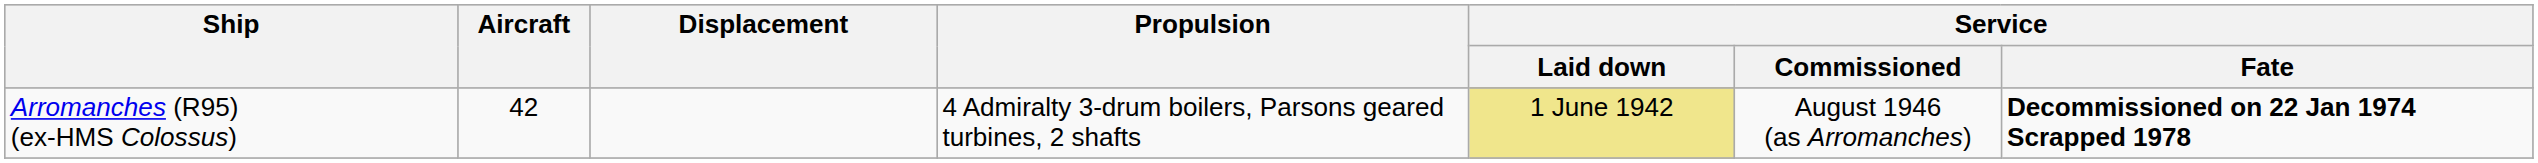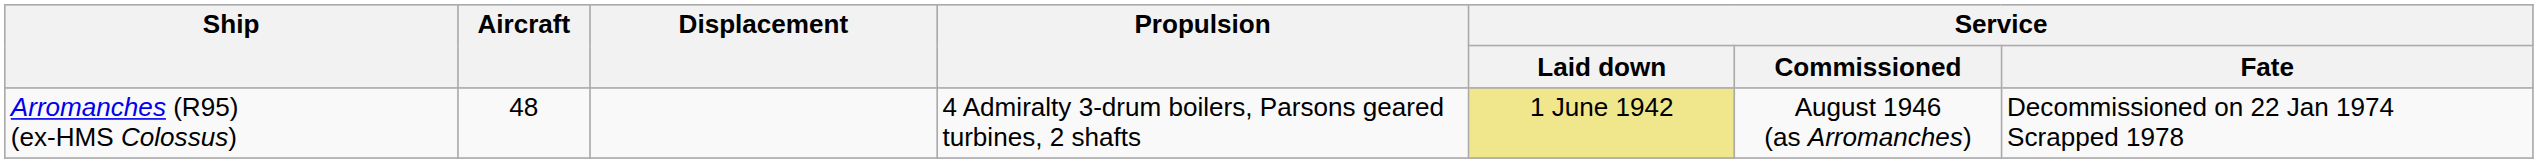(524, 107) 42 -> (524, 107) 48
(2211, 122) bold -> (2201, 122) normal
